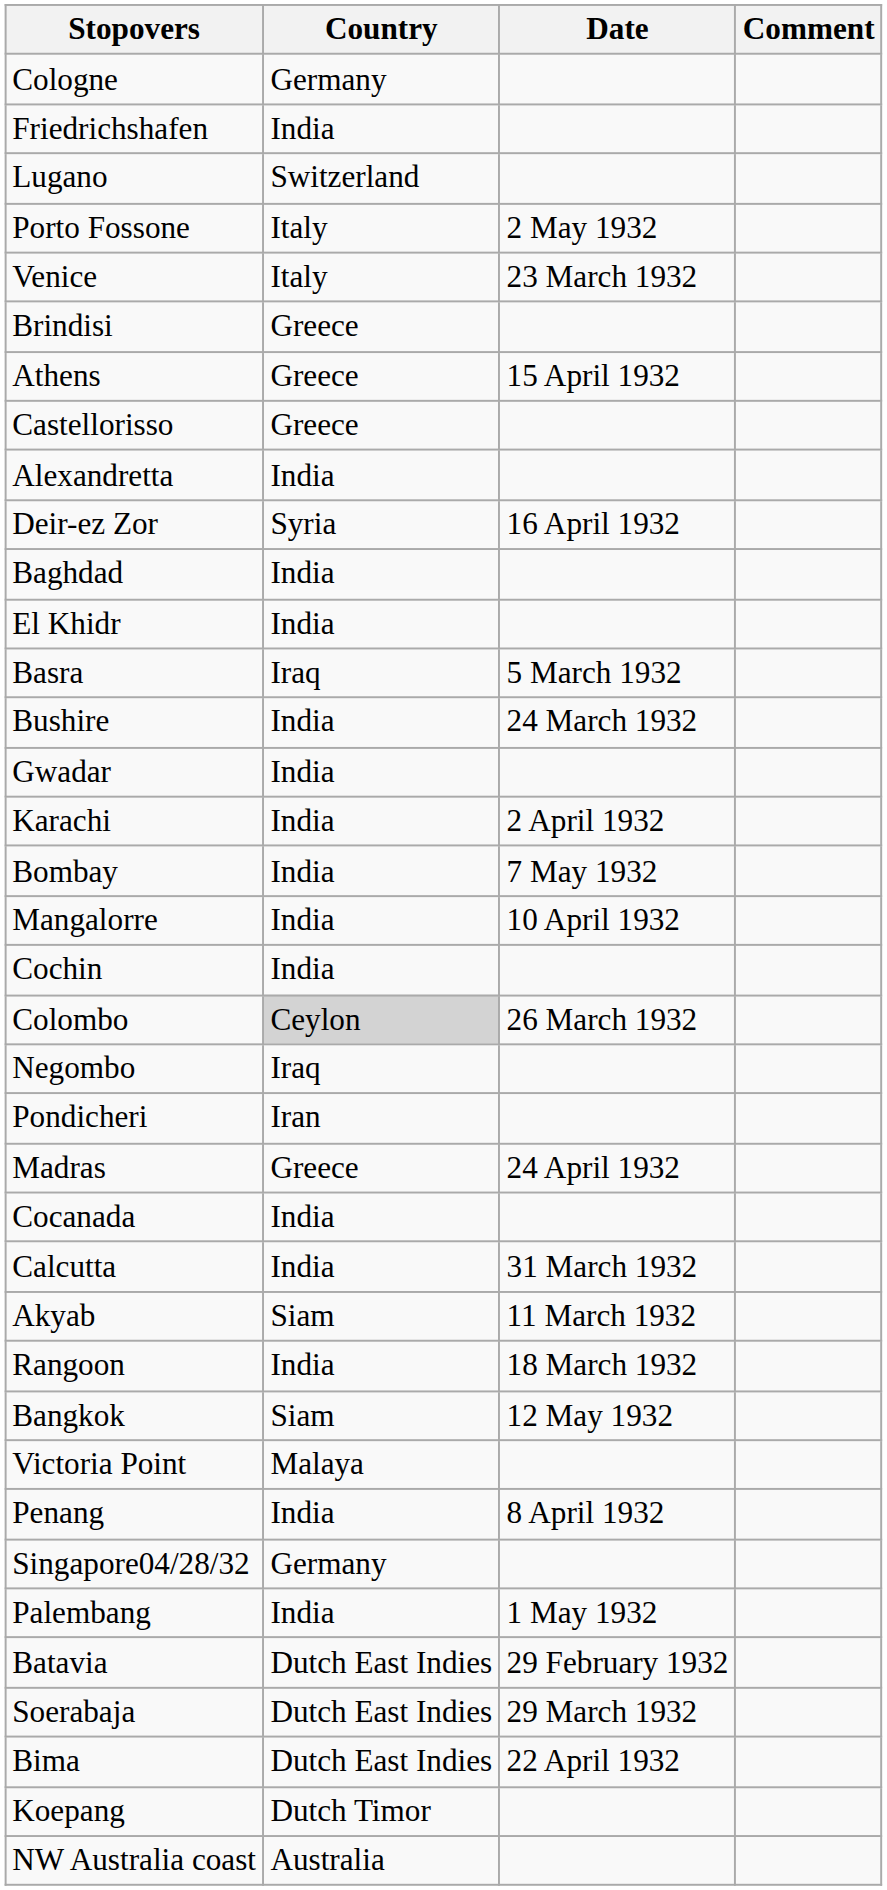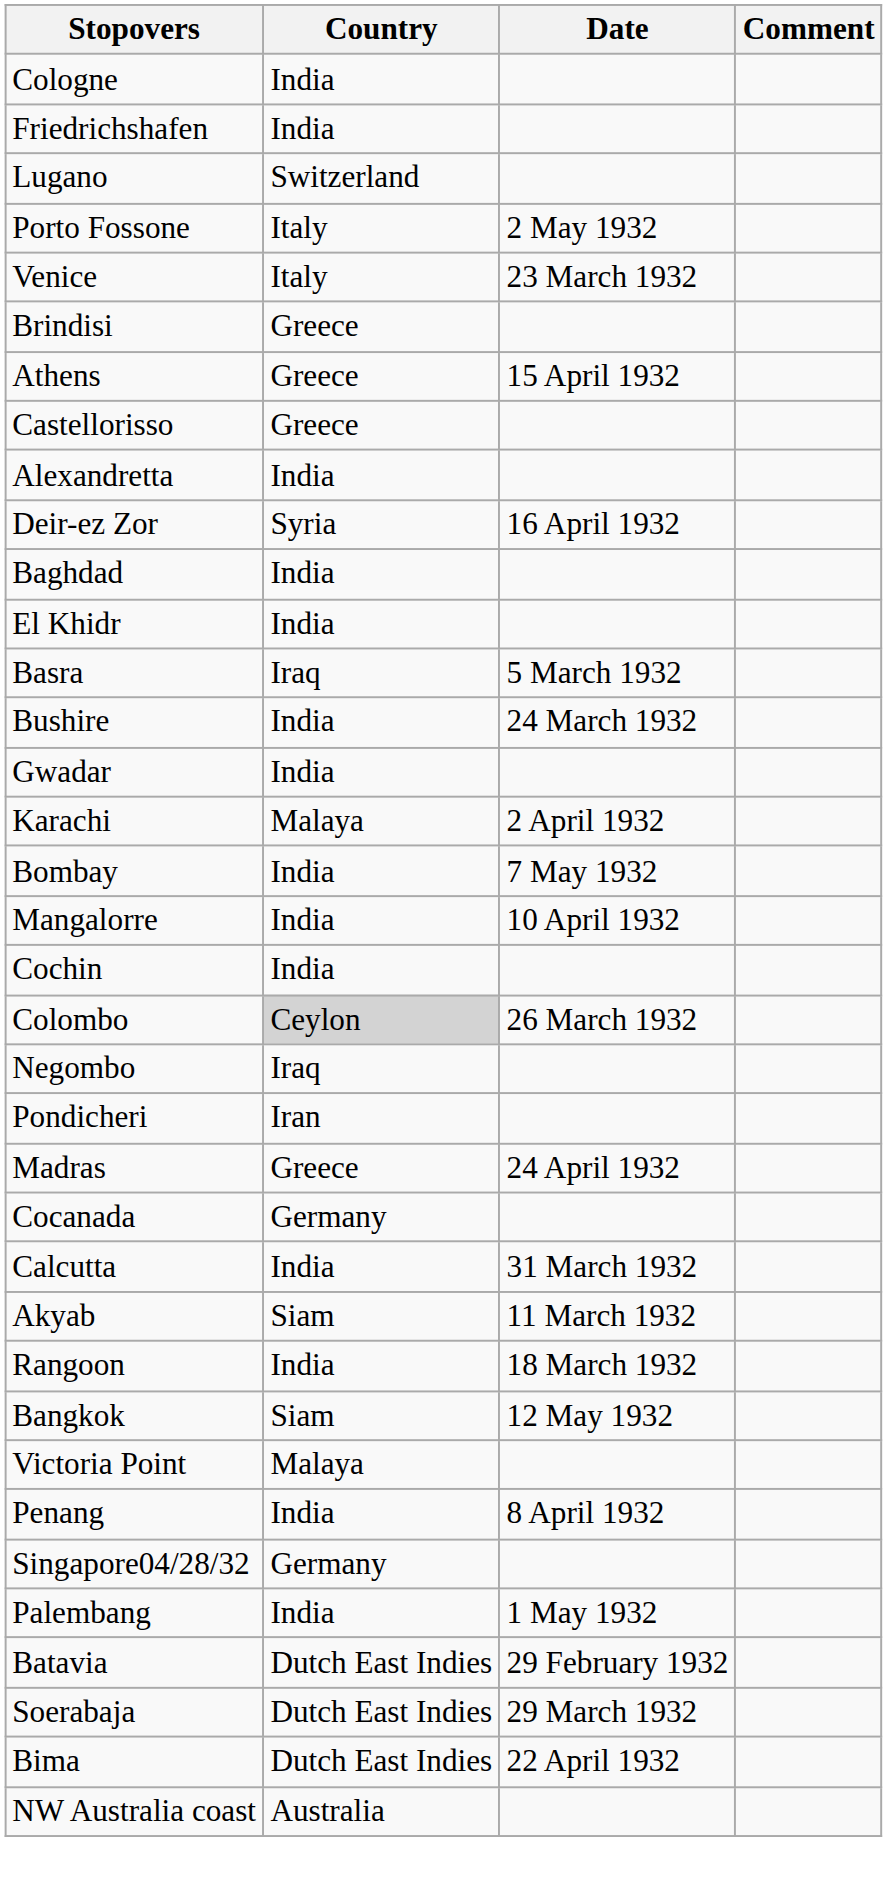(328, 78) Germany -> (302, 78) India
(302, 820) India -> (317, 820) Malaya
(302, 1216) India -> (328, 1216) Germany
- row: (69, 1810)
